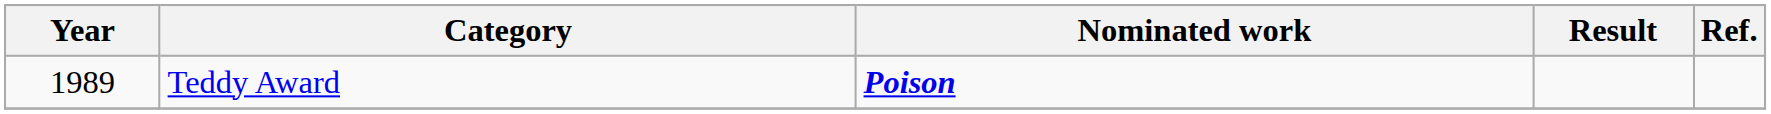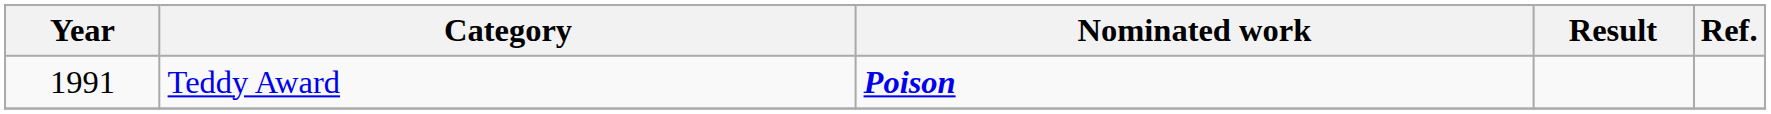(83, 81) 1989 -> (83, 81) 1991
